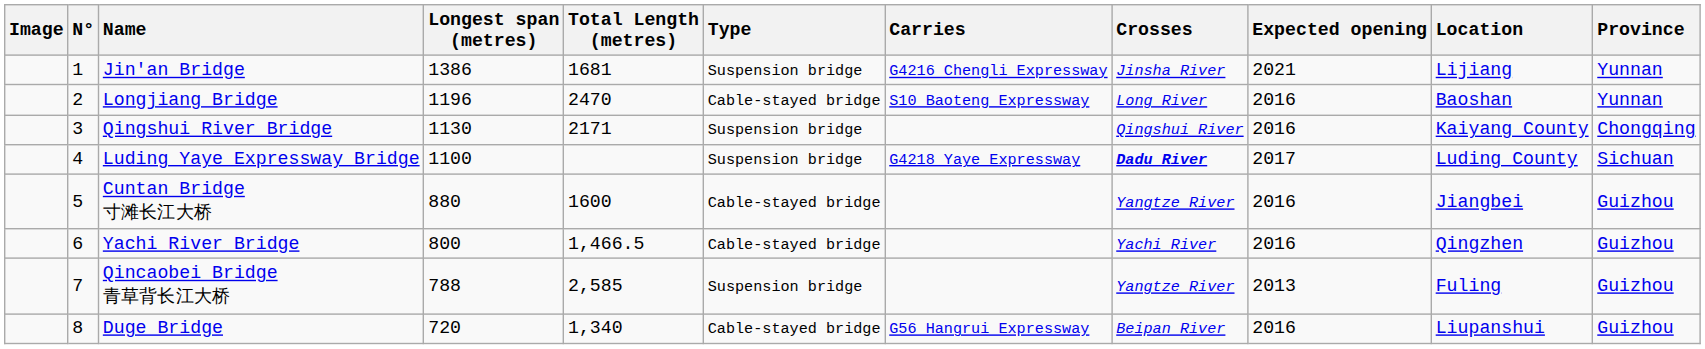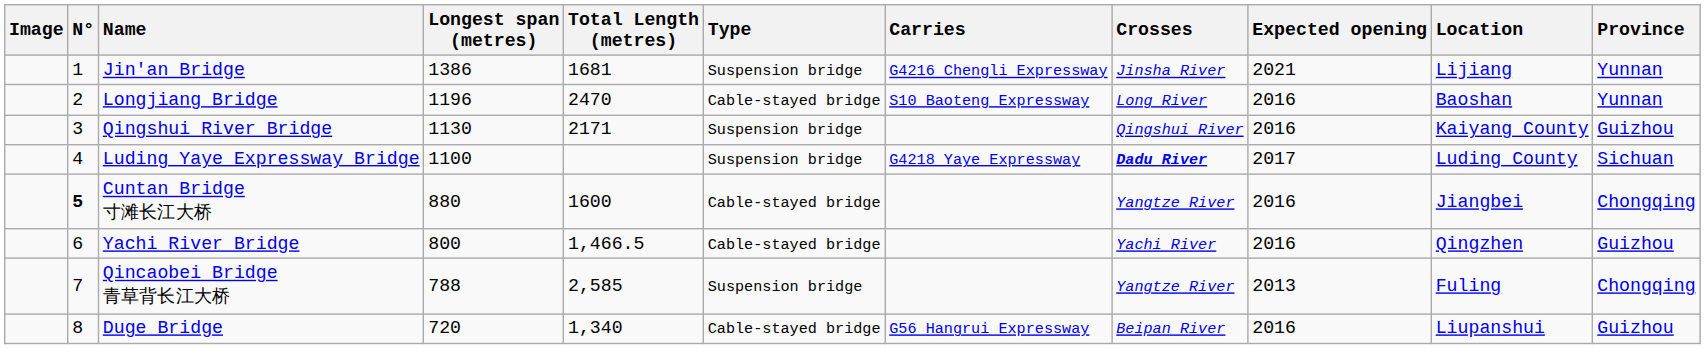(1646, 130) Chongqing -> (1635, 130) Guizhou
(78, 201) normal -> (78, 201) bold
(1635, 201) Guizhou -> (1646, 201) Chongqing
(1635, 286) Guizhou -> (1646, 286) Chongqing
